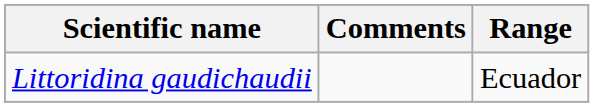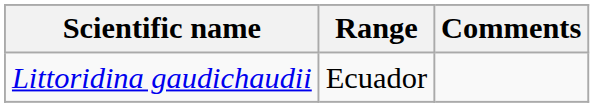columns swapped: (531, 28) <-> (396, 28)
